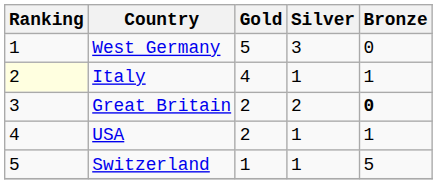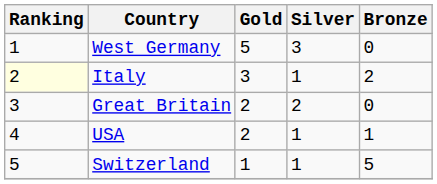(245, 77) 4 -> (245, 77) 3
(369, 77) 1 -> (369, 77) 2
(369, 106) bold -> (369, 106) normal
